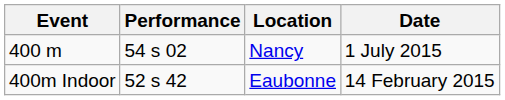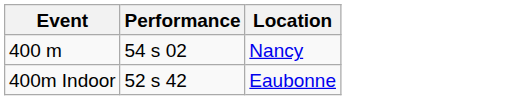- column: (420, 20)
